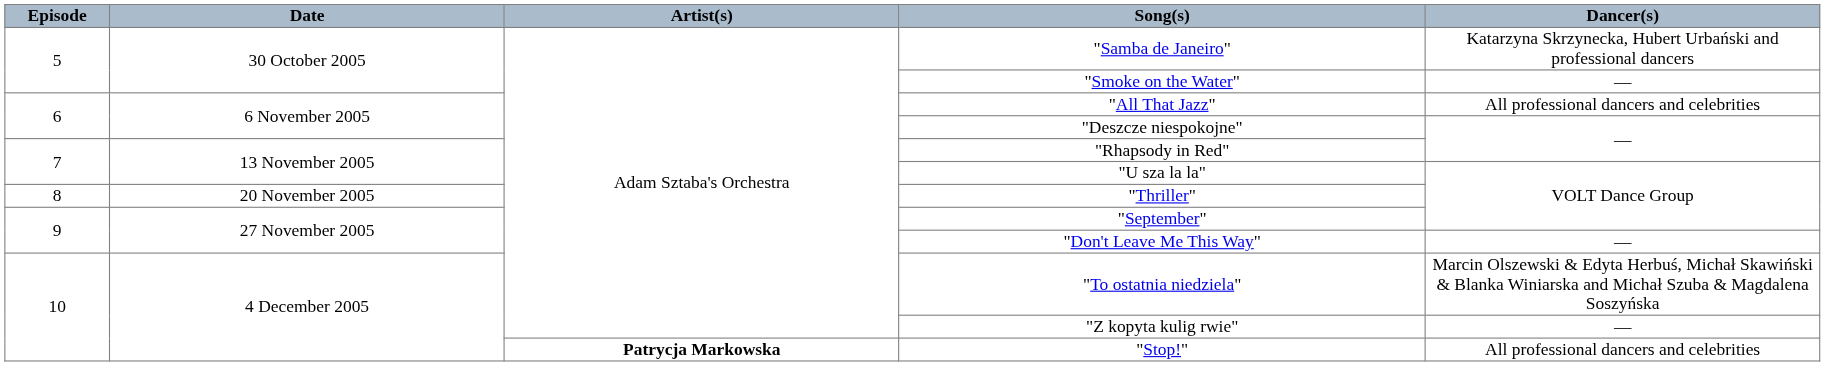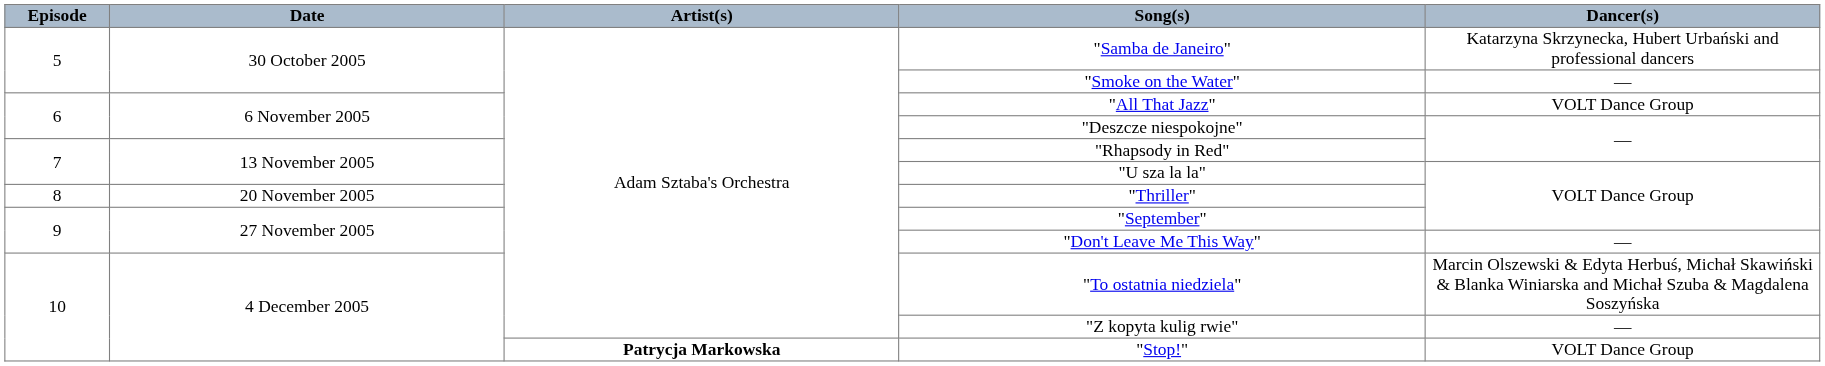(1623, 104) All professional dancers and celebrities -> (1623, 104) VOLT Dance Group
(1623, 349) All professional dancers and celebrities -> (1623, 349) VOLT Dance Group
